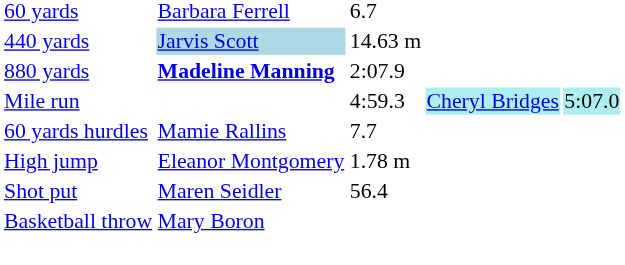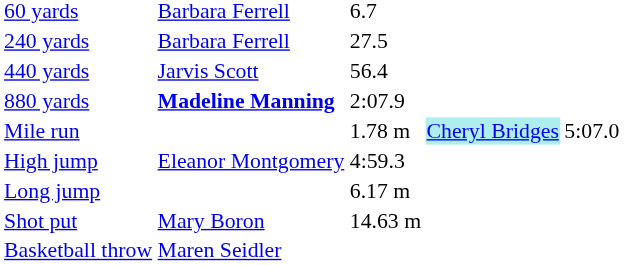+ row: (47, 41)
(208, 41) lightblue background -> (208, 70) no background
(385, 41) 14.63 m -> (369, 70) 56.4
(377, 100) 4:59.3 -> (380, 130) 1.78 m
(592, 100) paleturquoise background -> (592, 130) no background
- row: (76, 130)
(380, 160) 1.78 m -> (377, 160) 4:59.3
+ row: (52, 190)
(220, 190) Maren Seidler -> (211, 220) Mary Boron
(369, 190) 56.4 -> (385, 220) 14.63 m
(211, 220) Mary Boron -> (220, 250) Maren Seidler
